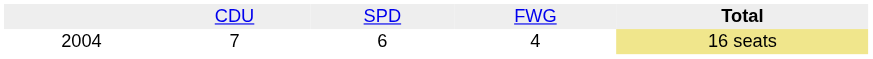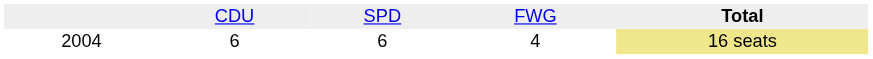(235, 41) 7 -> (235, 41) 6
